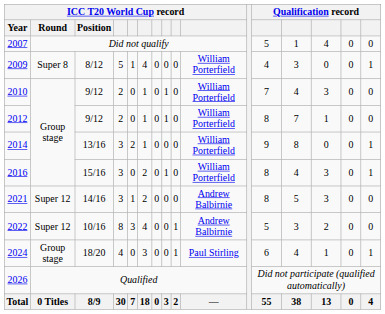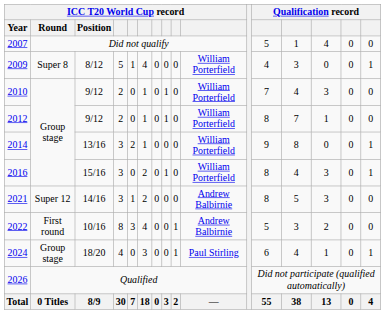(53, 226) Super 12 -> (53, 226) First round
